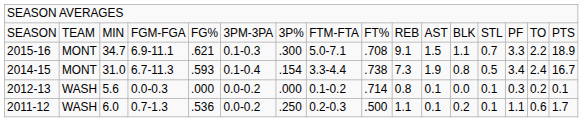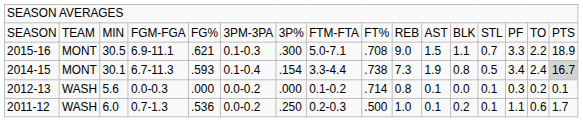(114, 51) 34.7 -> (114, 51) 30.5
(403, 51) 9.1 -> (403, 51) 9.0
(114, 70) 31.0 -> (114, 70) 30.1
(563, 70) no background -> (563, 70) lightgrey background
(403, 107) 1.1 -> (403, 107) 1.0
